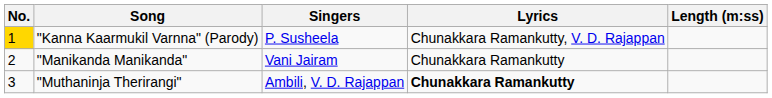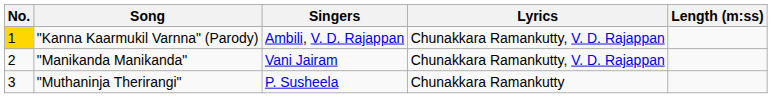(302, 38) P. Susheela -> (335, 38) Ambili, V. D. Rajappan
(488, 60) Chunakkara Ramankutty -> (538, 60) Chunakkara Ramankutty, V. D. Rajappan
(335, 82) Ambili, V. D. Rajappan -> (302, 82) P. Susheela
(493, 82) bold -> (488, 82) normal
